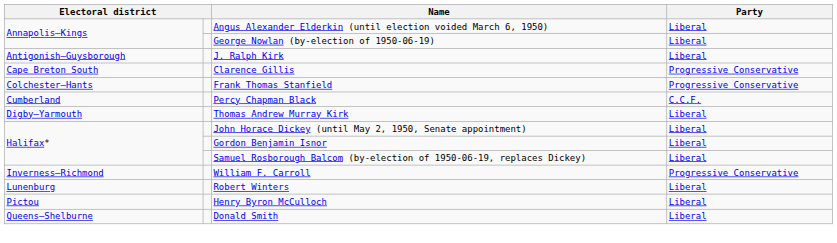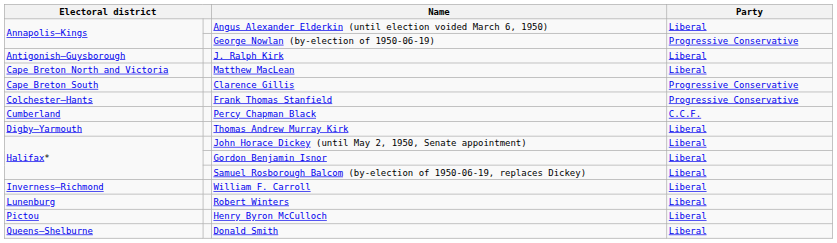(688, 41) Liberal -> (734, 41) Progressive Conservative
+ row: (254, 70)
(734, 172) Progressive Conservative -> (688, 187) Liberal
